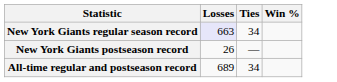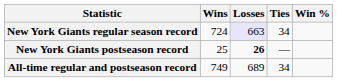+ column: (215, 13)
(229, 49) normal -> (259, 49) bold
